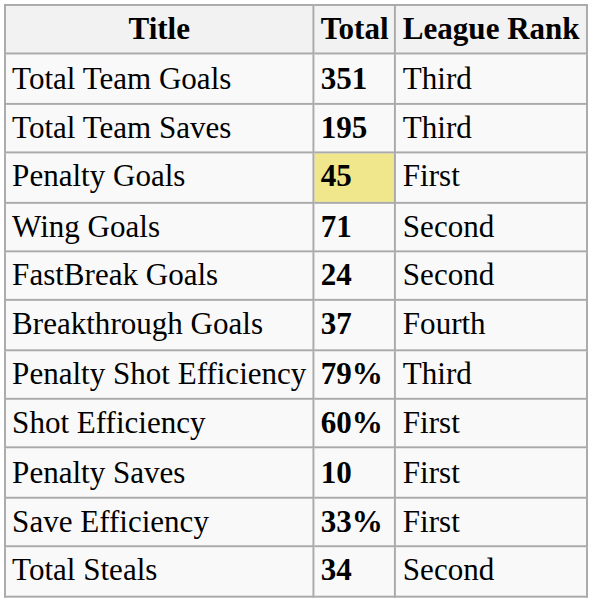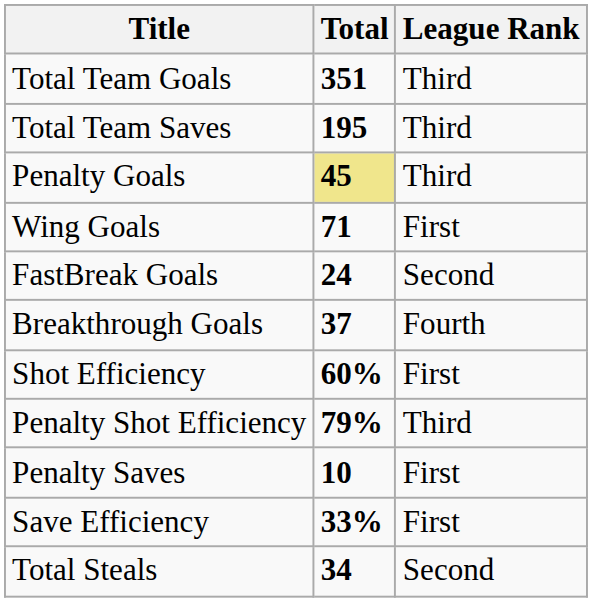(431, 176) First -> (437, 176) Third
(449, 226) Second -> (431, 226) First
rows swapped: (109, 422) <-> (159, 373)
